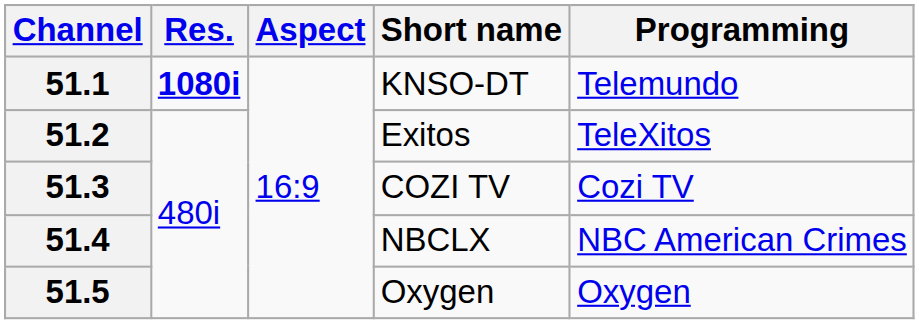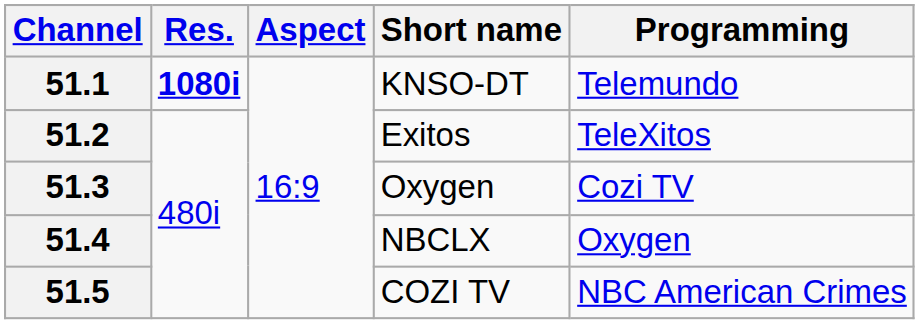(445, 187) COZI TV -> (437, 187) Oxygen
(742, 239) NBC American Crimes -> (634, 239) Oxygen
(437, 291) Oxygen -> (445, 291) COZI TV
(634, 291) Oxygen -> (742, 291) NBC American Crimes
